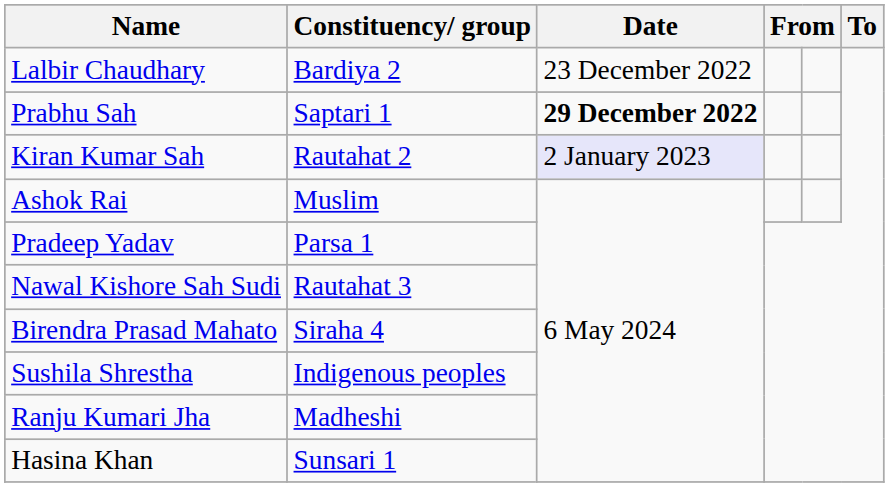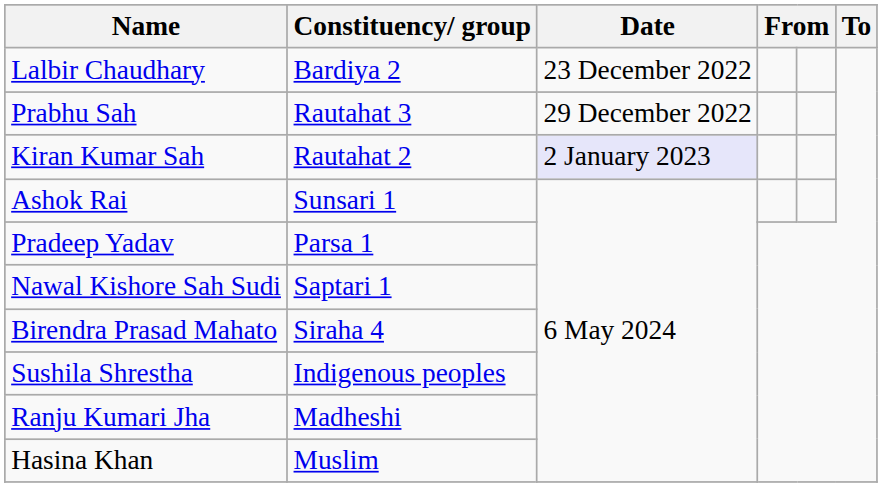(343, 112) Saptari 1 -> (352, 112) Rautahat 3
(650, 112) bold -> (648, 112) normal
(336, 199) Muslim -> (345, 199) Sunsari 1
(352, 286) Rautahat 3 -> (343, 286) Saptari 1
(345, 460) Sunsari 1 -> (336, 460) Muslim
